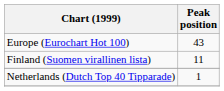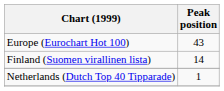(199, 59) 11 -> (199, 59) 14
